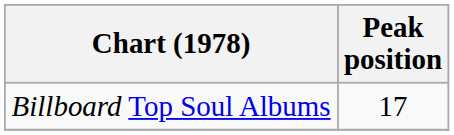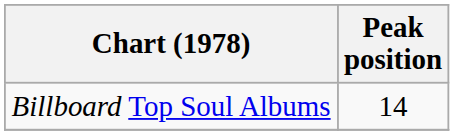(393, 105) 17 -> (393, 105) 14
